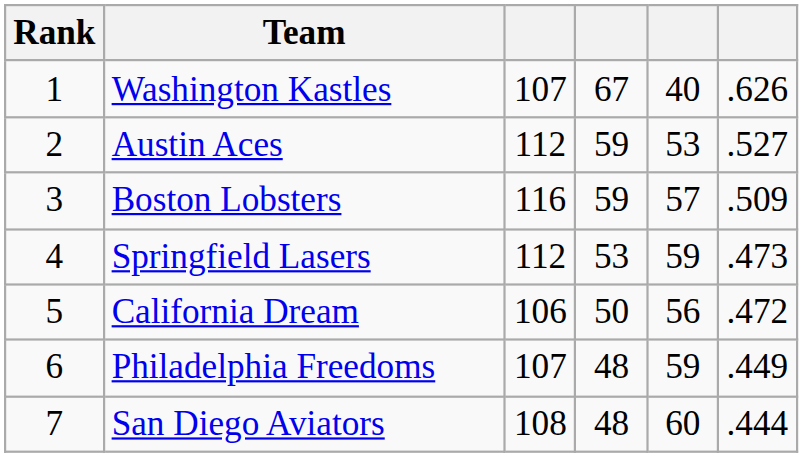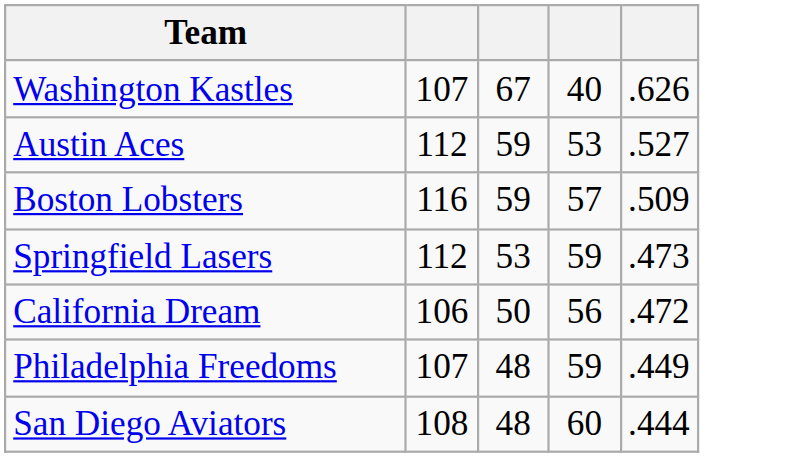- column: (54, 32)
